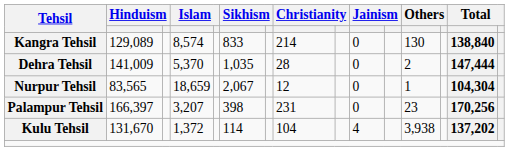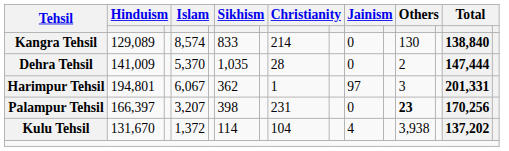- row: (55, 86)
+ row: (56, 86)
(411, 107) normal -> (406, 107) bold
